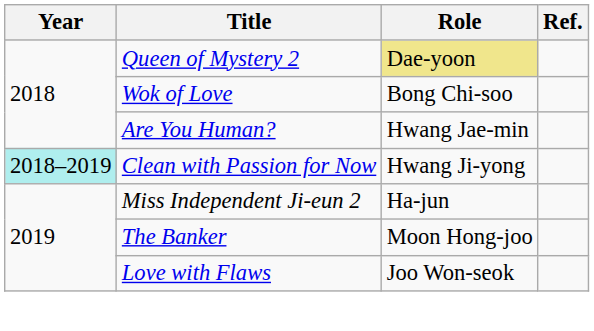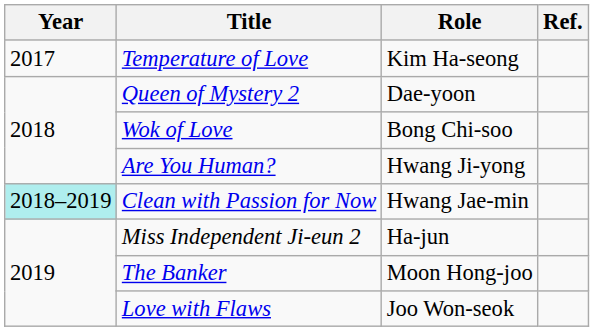+ row: (215, 58)
(431, 58) khaki background -> (431, 93) no background
(458, 129) Hwang Jae-min -> (456, 165) Hwang Ji-yong
(456, 165) Hwang Ji-yong -> (458, 201) Hwang Jae-min
